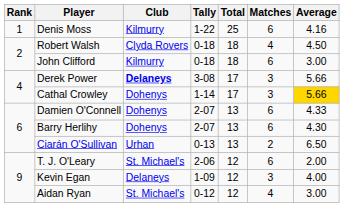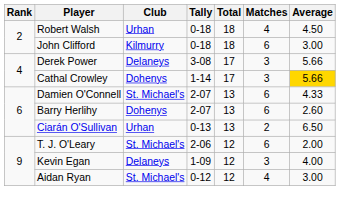- row: (64, 29)
(157, 45) Clyda Rovers -> (140, 29) Urhan
(149, 78) bold -> (147, 62) normal
(146, 111) Dohenys -> (155, 95) St. Michael's
(316, 128) 4.30 -> (313, 111) 2.60
